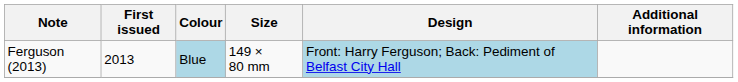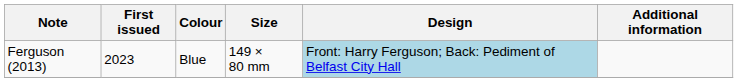(119, 59) 2013 -> (119, 59) 2023
(193, 59) lightblue background -> (193, 59) no background
